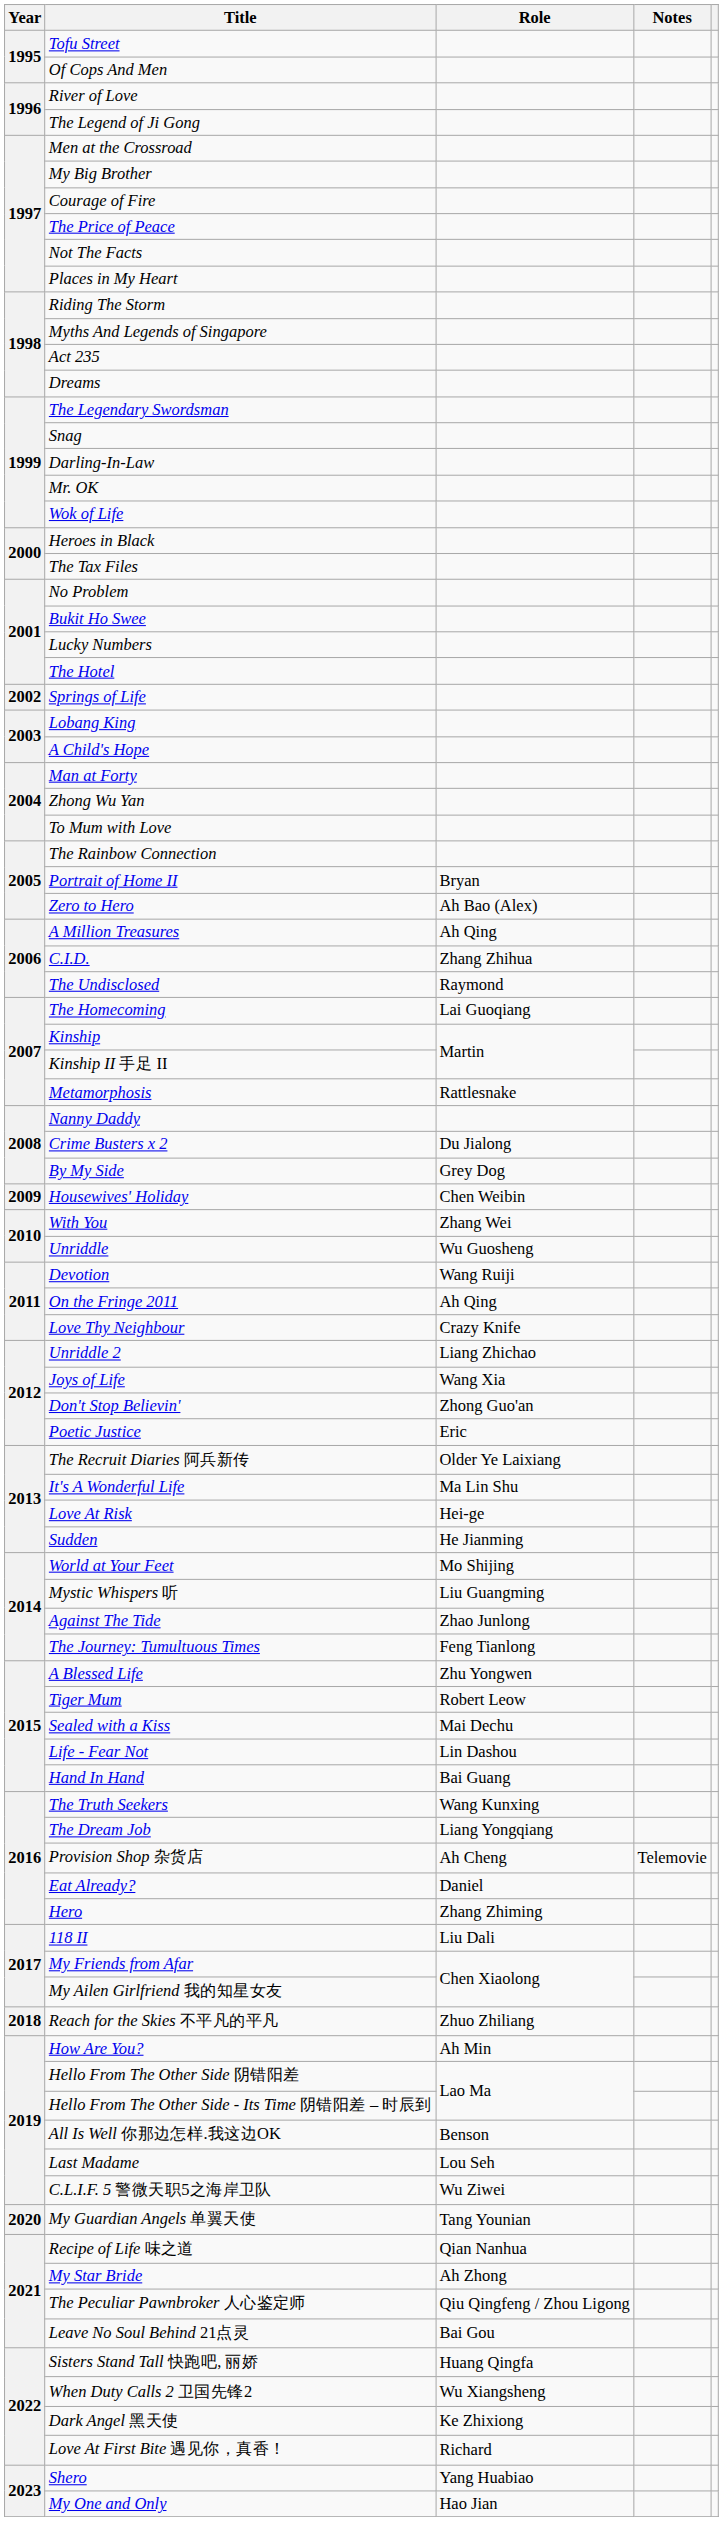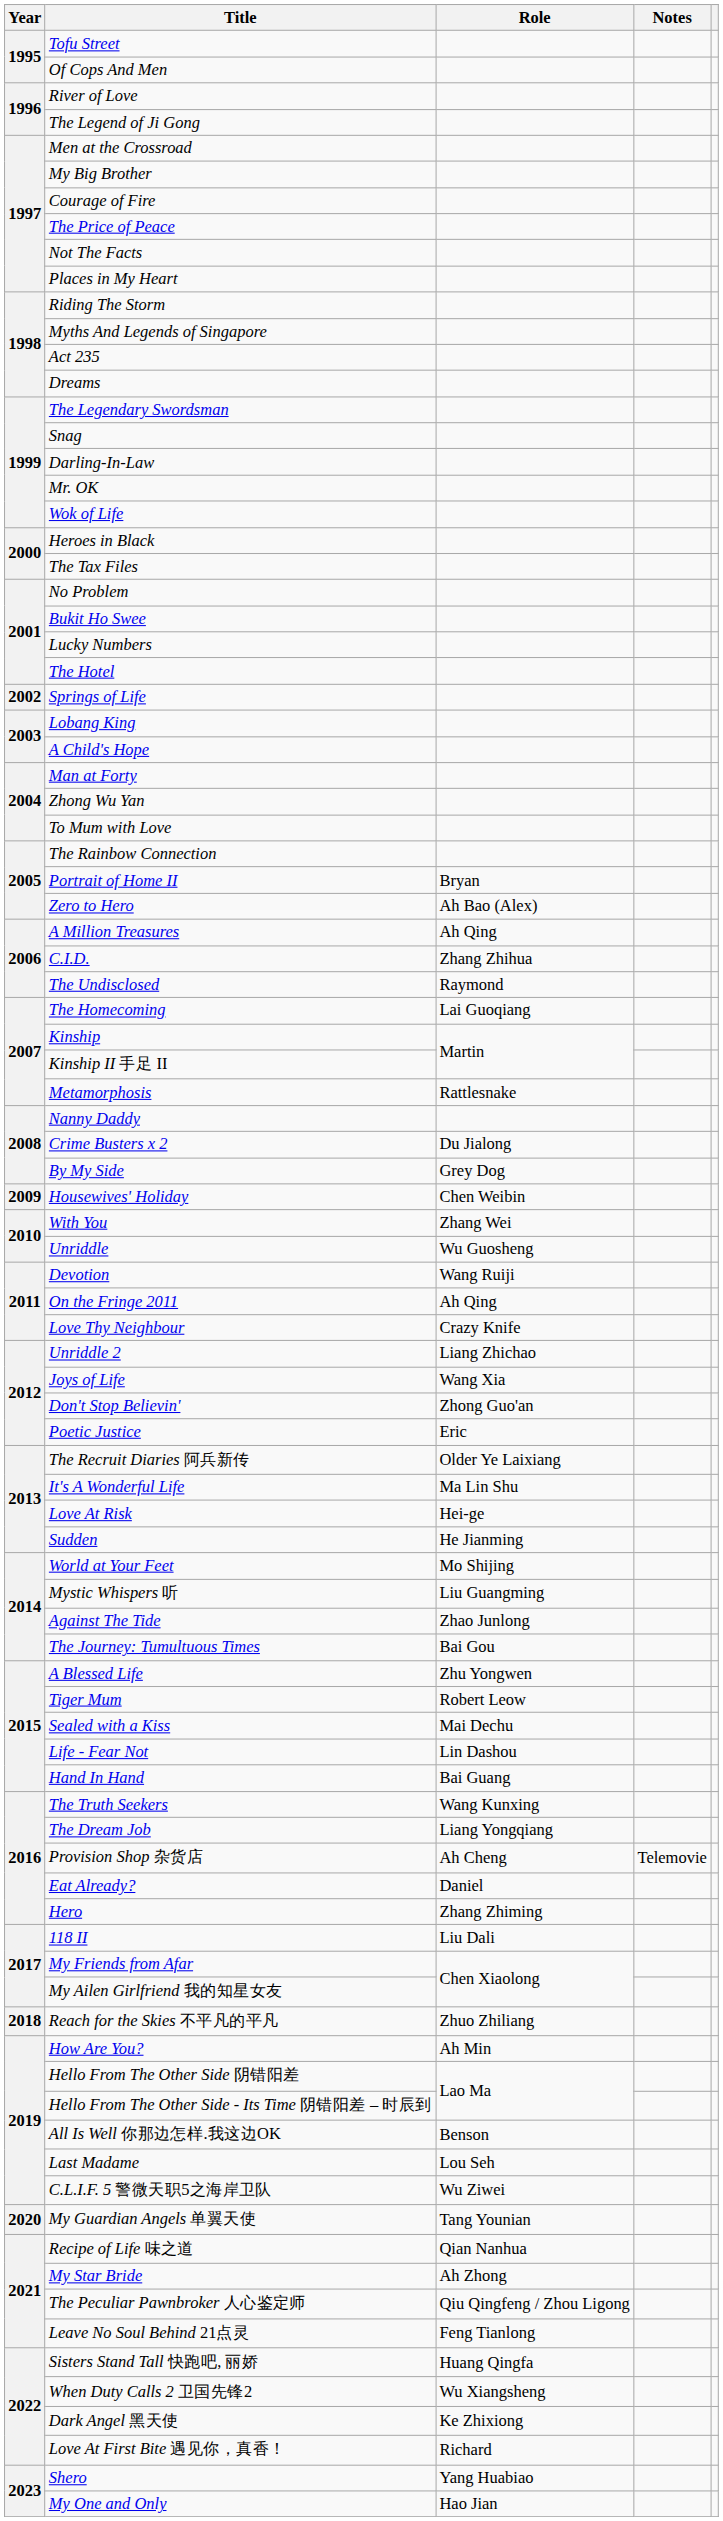(487, 1647) Feng Tianlong -> (467, 1647) Bai Gou
(467, 2333) Bai Gou -> (487, 2333) Feng Tianlong
